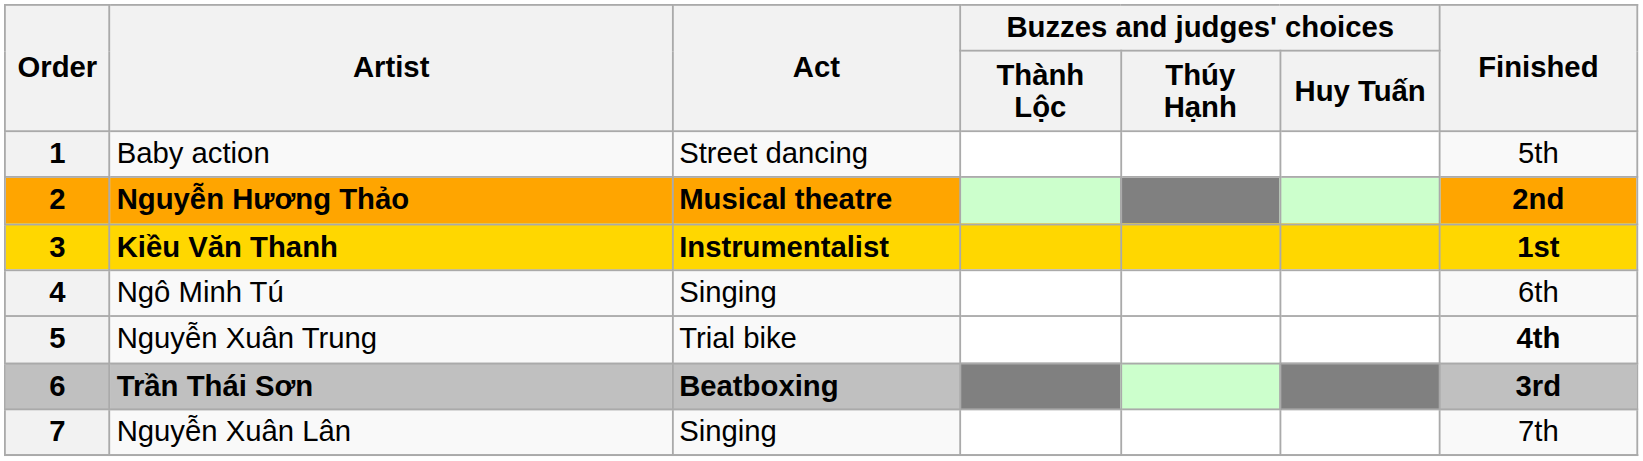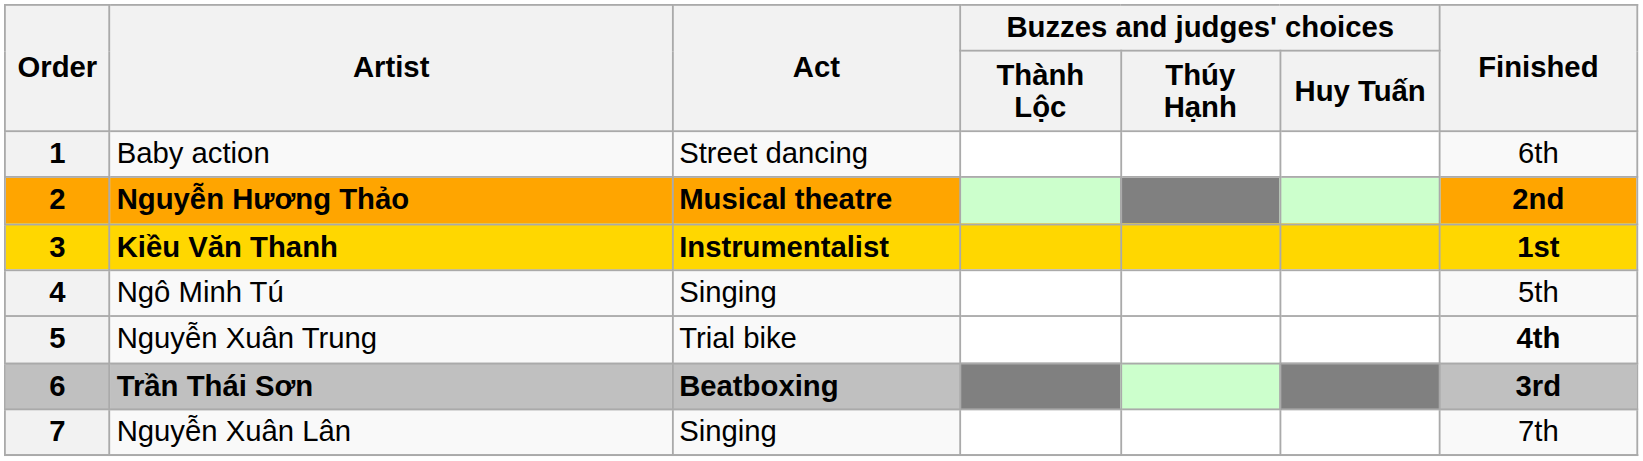(1538, 153) 5th -> (1538, 153) 6th
(1538, 292) 6th -> (1538, 292) 5th
